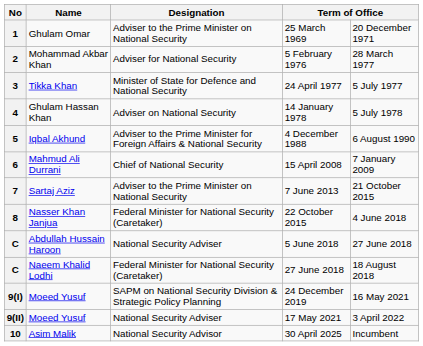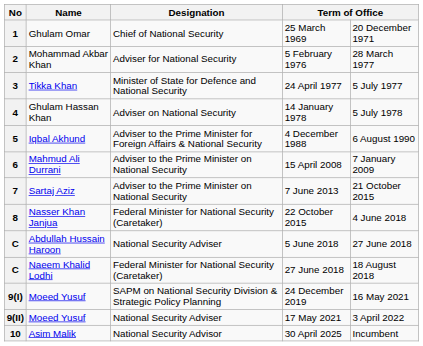(182, 33) Adviser to the Prime Minister on National Security -> (168, 33) Chief of National Security
(168, 165) Chief of National Security -> (182, 165) Adviser to the Prime Minister on National Security
